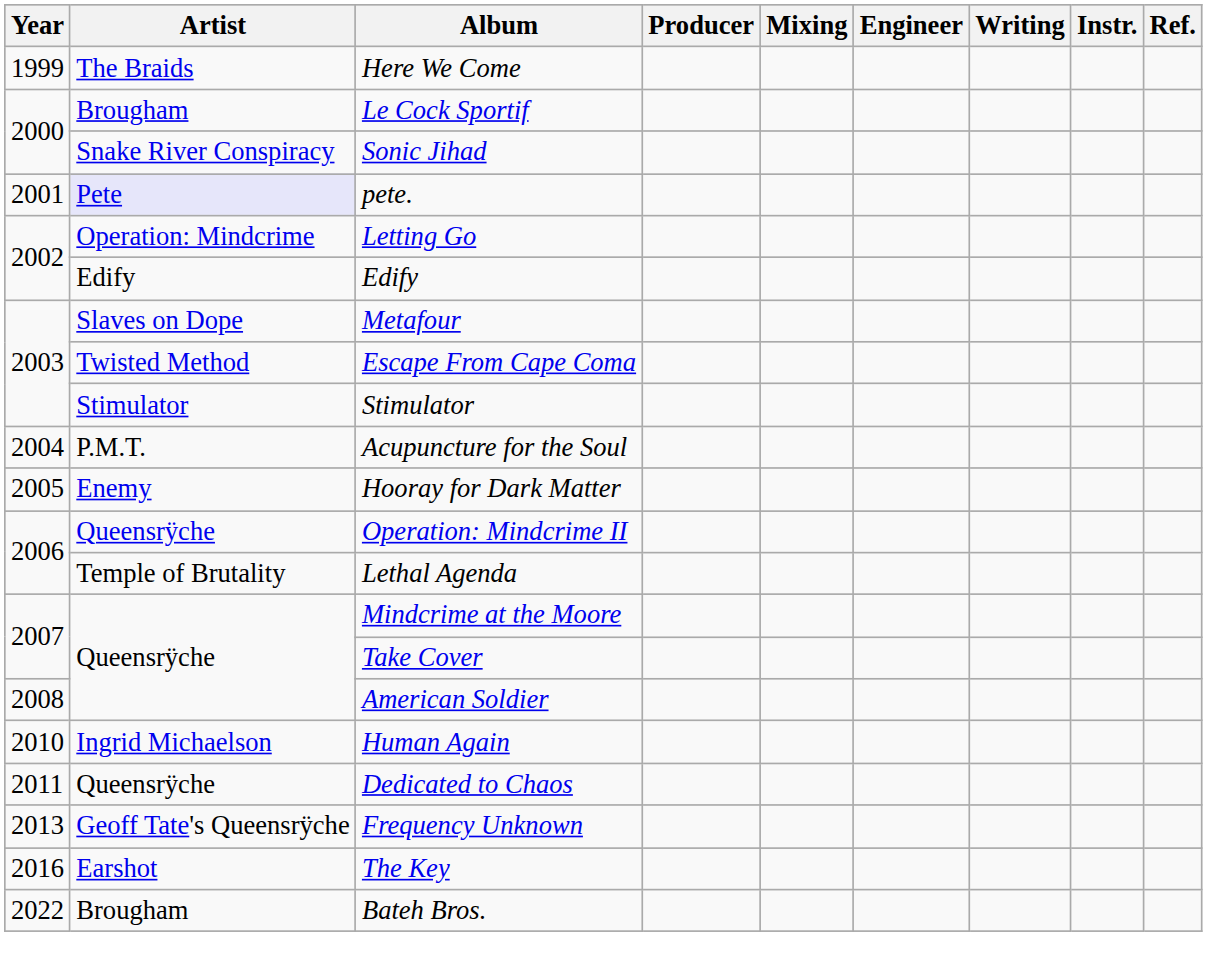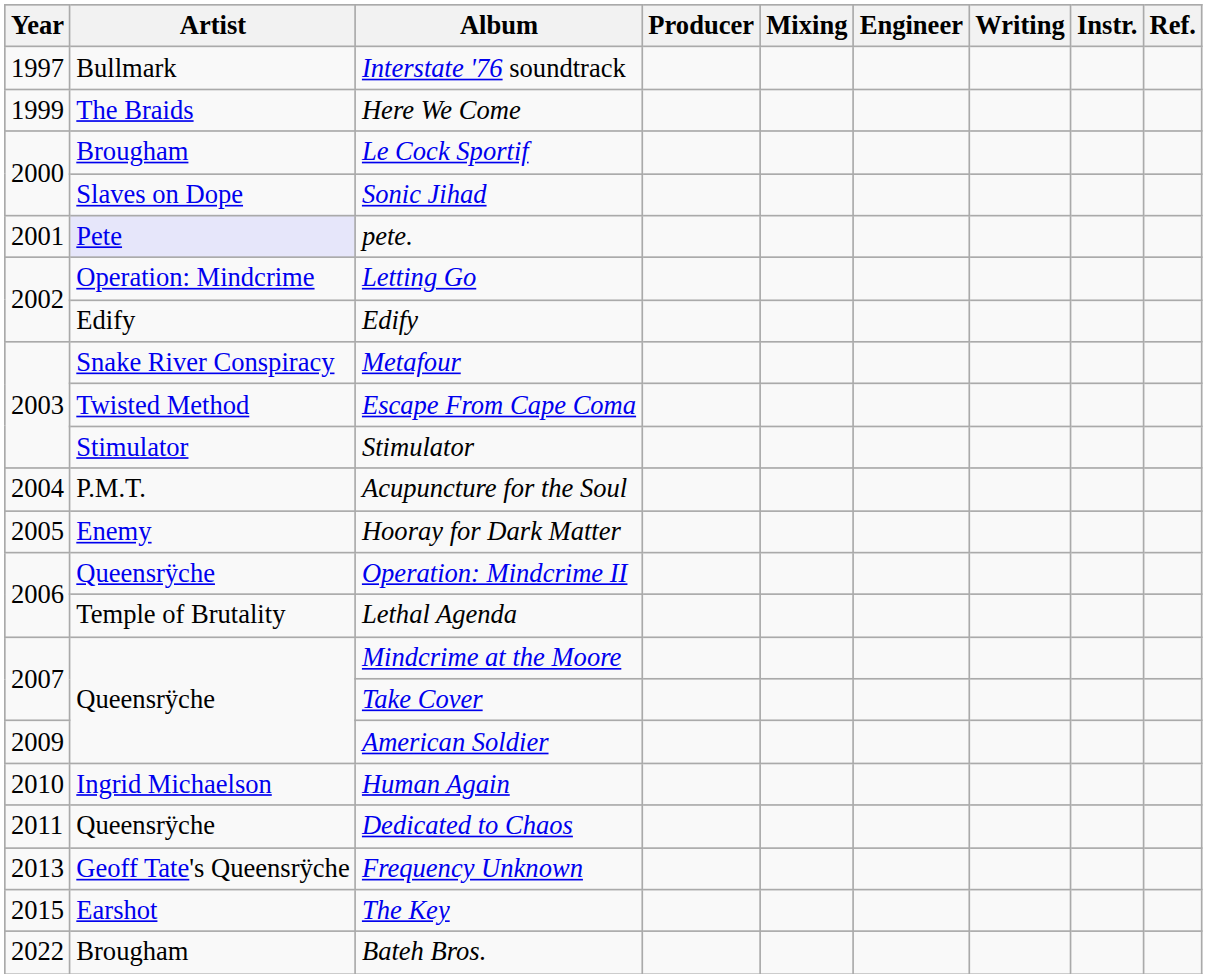+ row: (494, 67)
(205, 151) Snake River Conspiracy -> (160, 194) Slaves on Dope
(160, 320) Slaves on Dope -> (205, 362) Snake River Conspiracy
(38, 699) 2008 -> (38, 741) 2009
(38, 868) 2016 -> (38, 910) 2015
